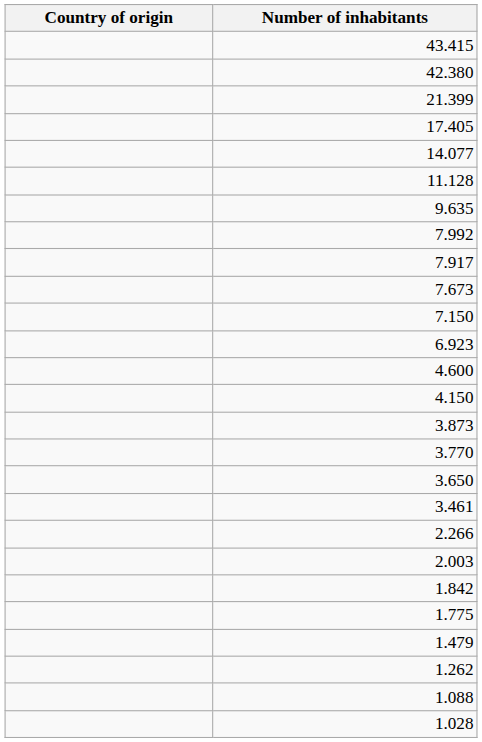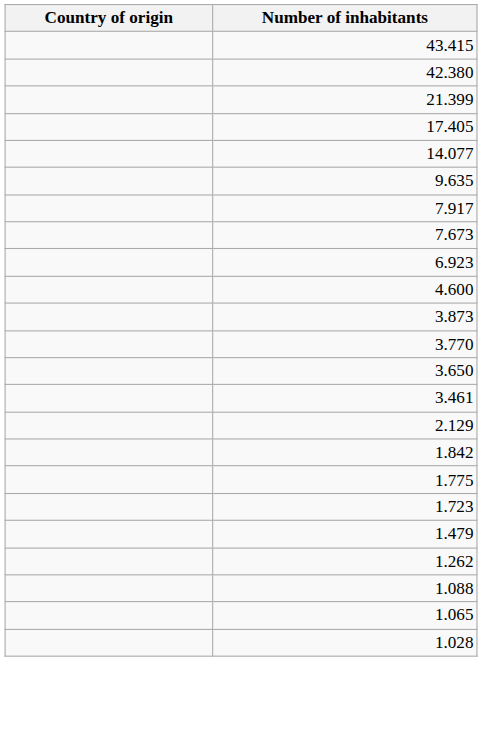- row: (450, 180)
- row: (454, 235)
- row: (454, 316)
- row: (454, 398)
- row: (454, 533)
+ row: (454, 425)
- row: (454, 561)
+ row: (454, 506)
+ row: (454, 615)
